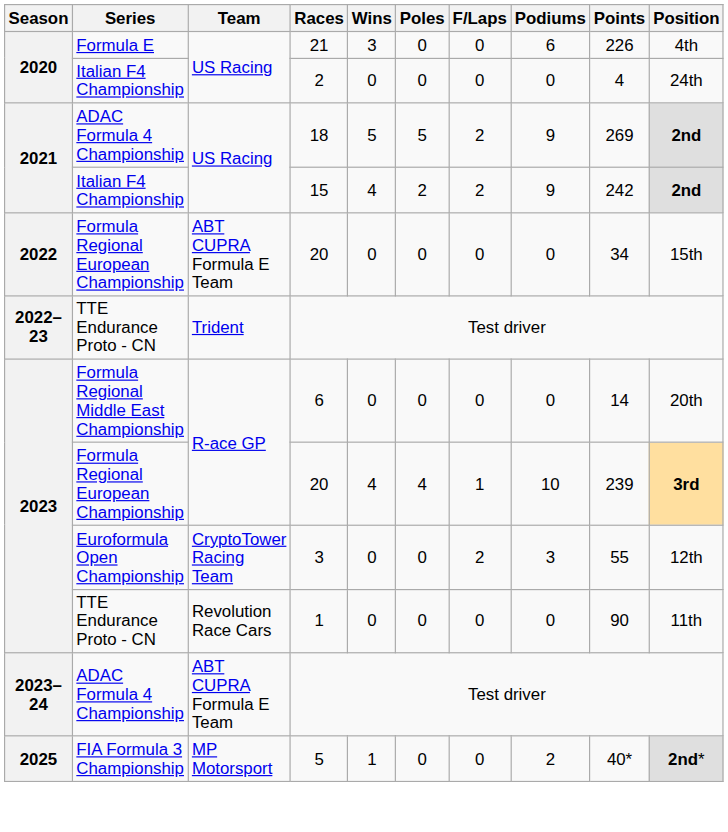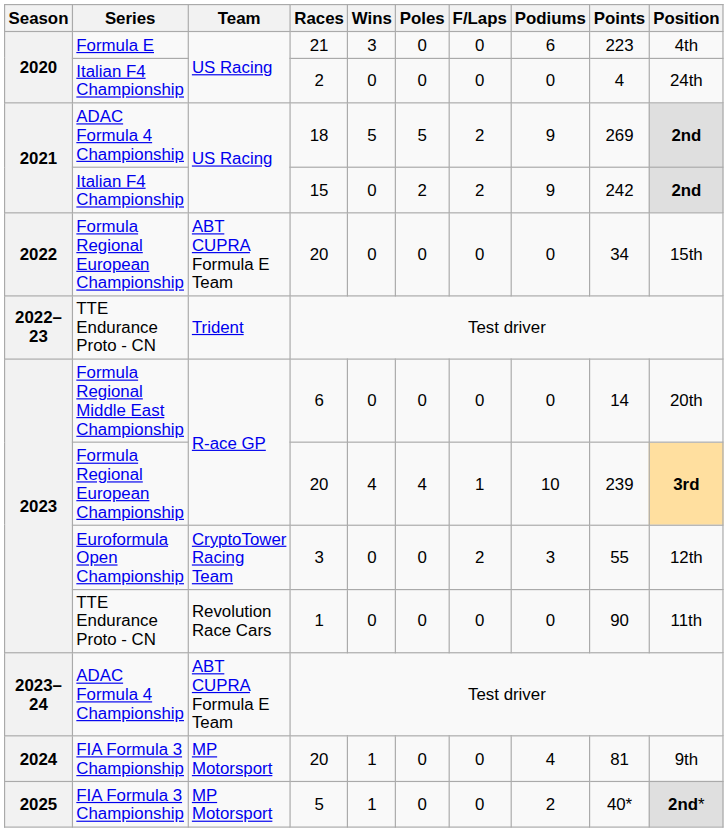(620, 45) 226 -> (620, 45) 223
(372, 190) 4 -> (372, 190) 0
+ row: (38, 759)
